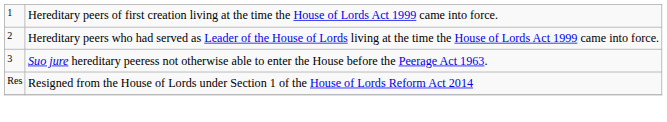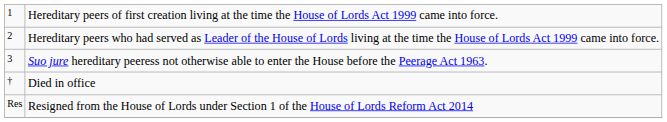+ row: (62, 83)
